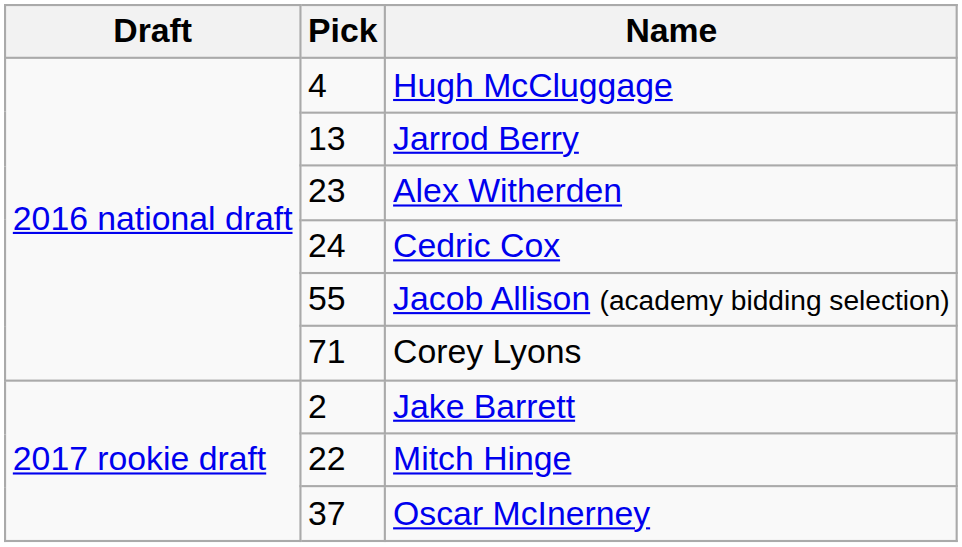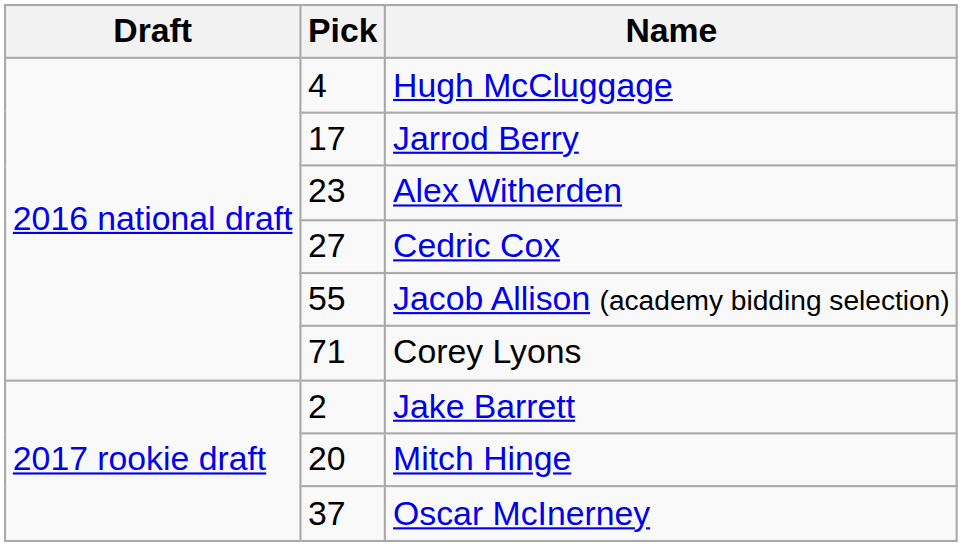(327, 138) 13 -> (327, 138) 17
(327, 245) 24 -> (327, 245) 27
(327, 459) 22 -> (327, 459) 20
